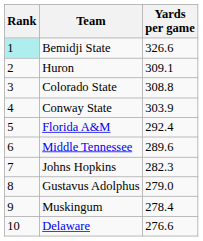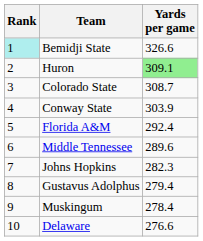(159, 68) no background -> (159, 68) lightgreen background
(159, 87) 308.8 -> (159, 87) 308.7
(159, 186) 279.0 -> (159, 186) 279.4
